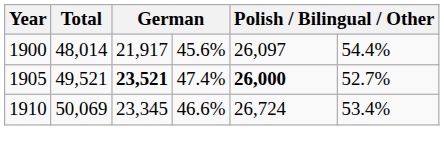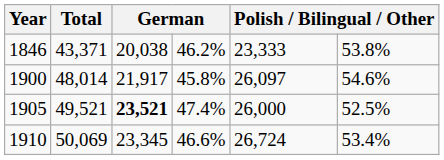+ row: (28, 49)
(201, 49) 45.6% -> (201, 79) 45.8%
(366, 49) 54.4% -> (366, 79) 54.6%
(260, 79) bold -> (260, 109) normal
(366, 79) 52.7% -> (366, 109) 52.5%
